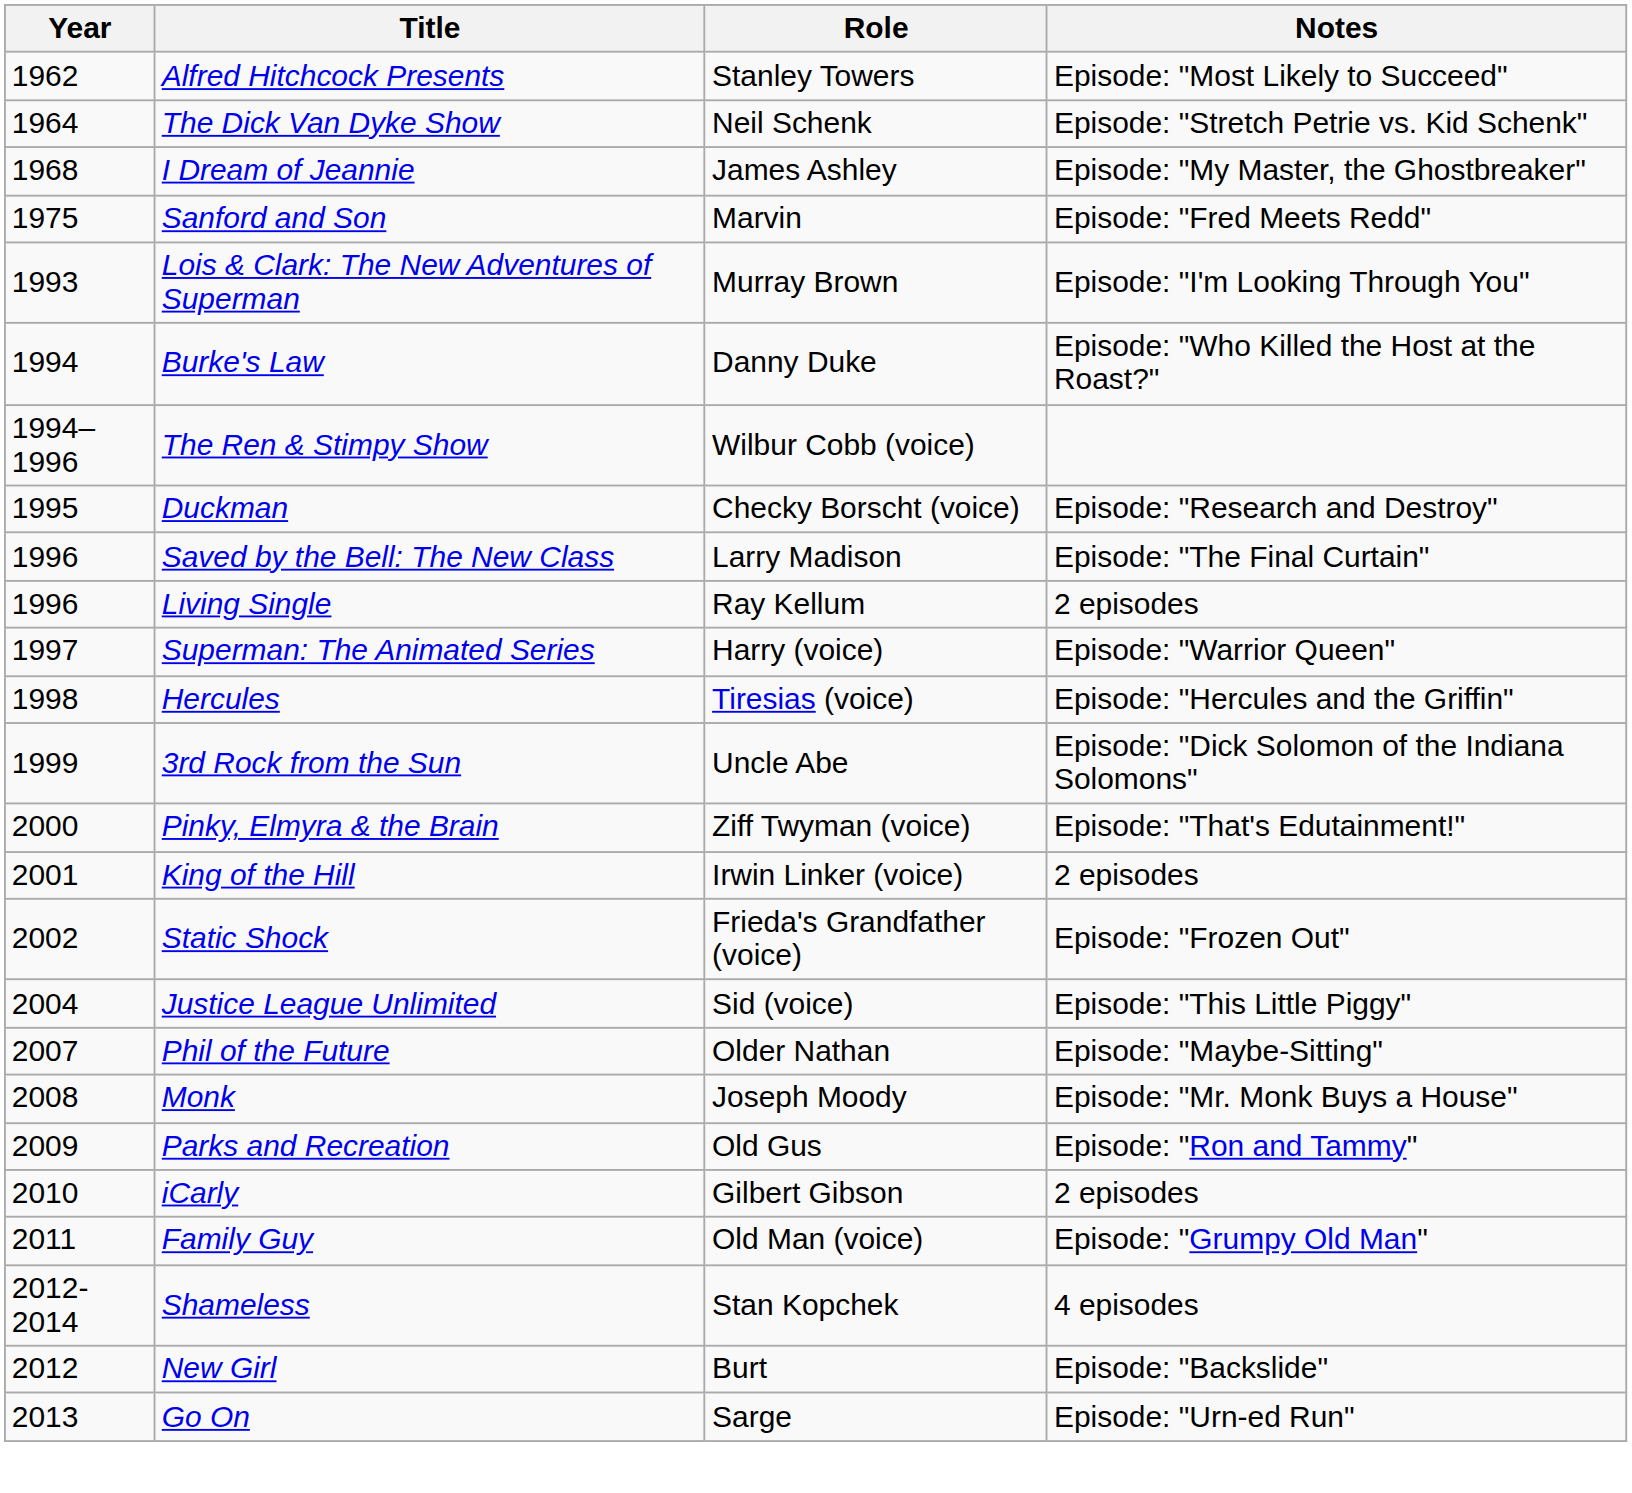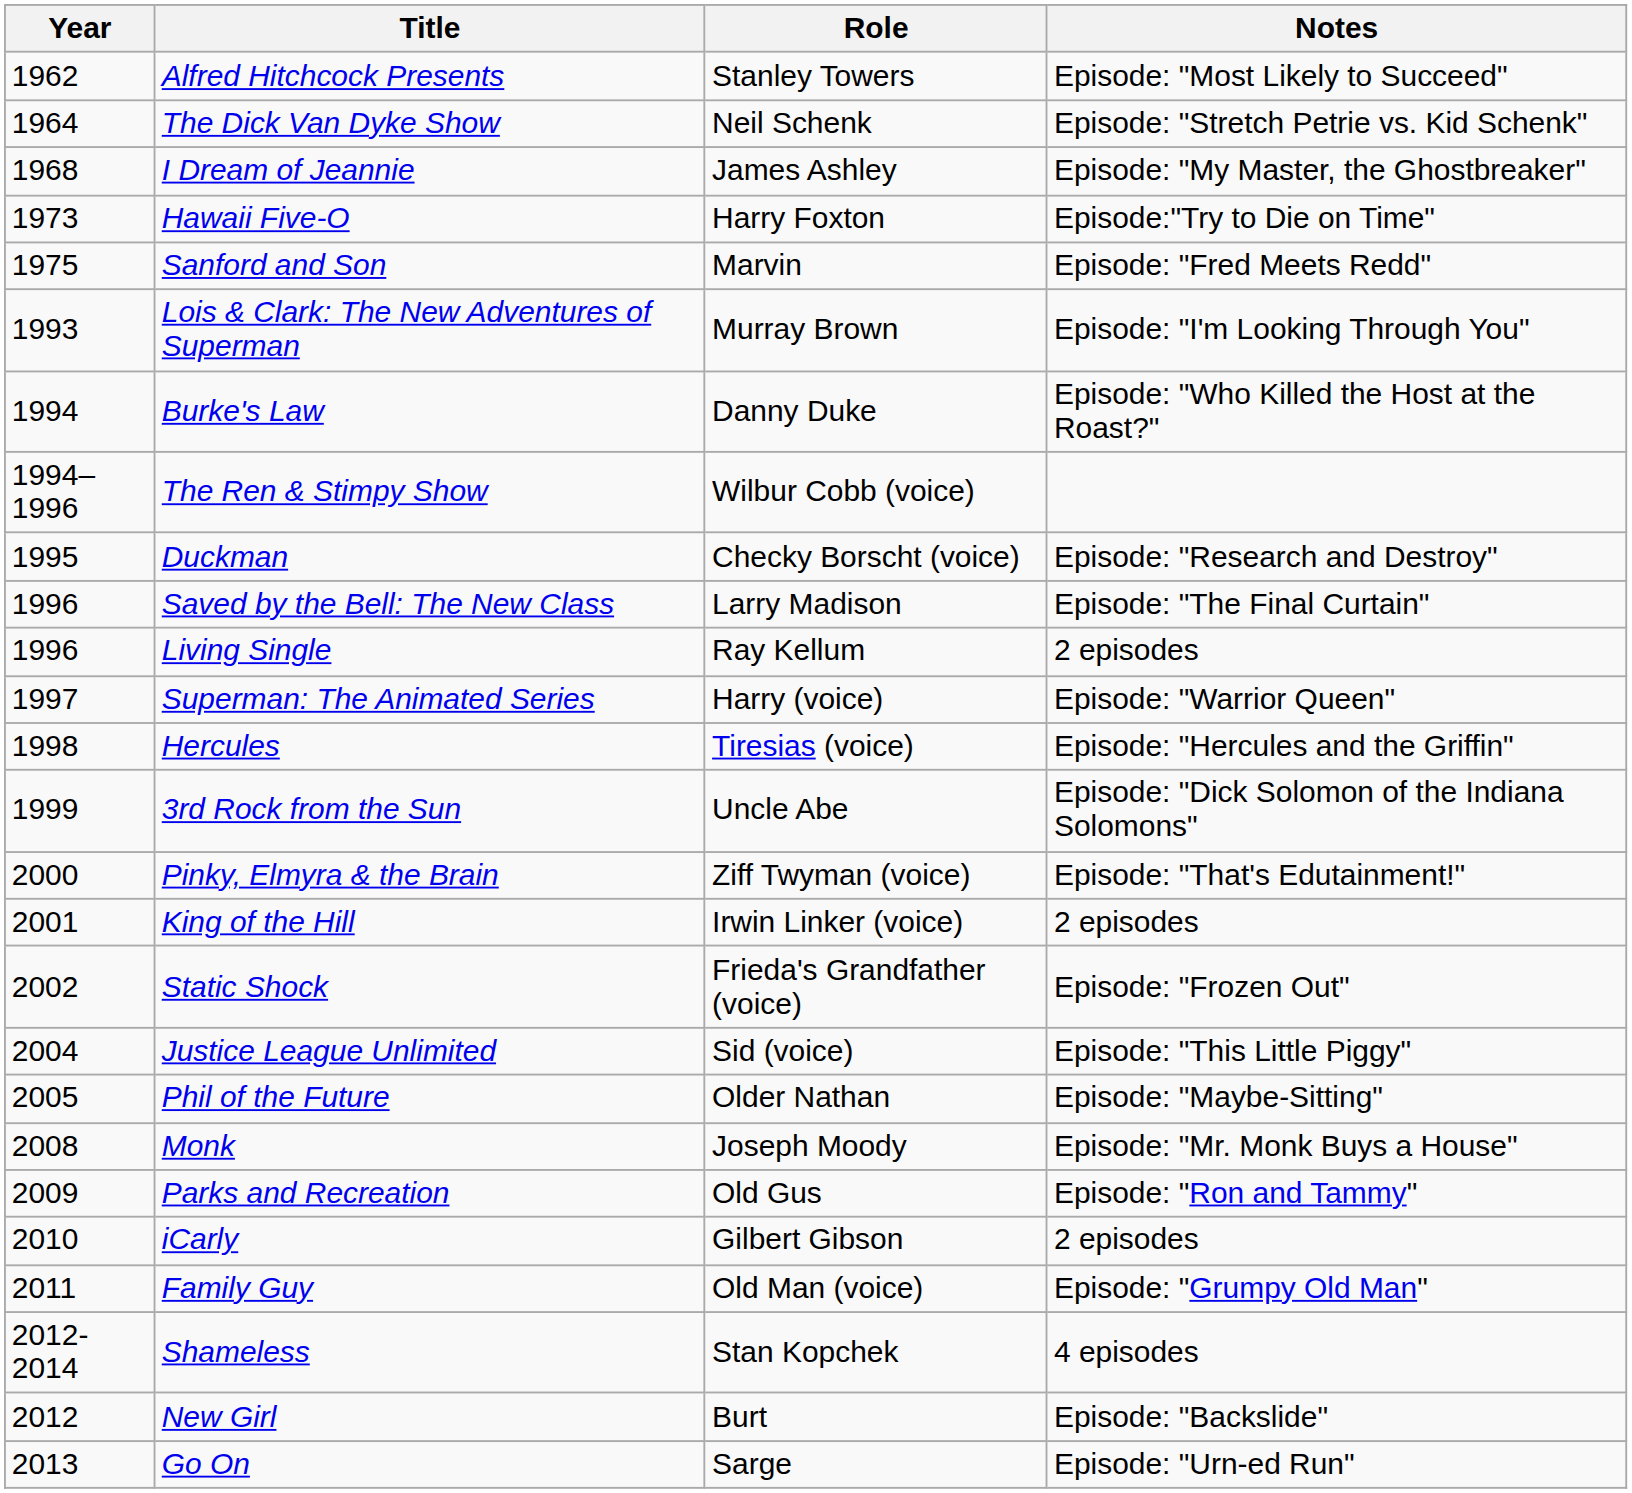+ row: (256, 218)
(45, 1050) 2007 -> (45, 1098) 2005
